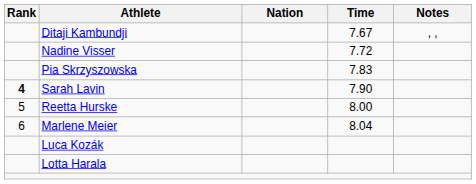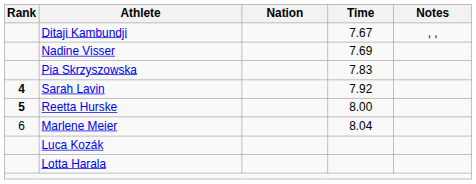(361, 51) 7.72 -> (361, 51) 7.69
(361, 88) 7.90 -> (361, 88) 7.92
(22, 107) normal -> (22, 107) bold
